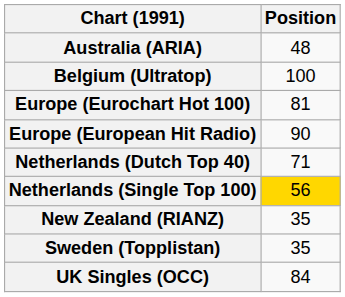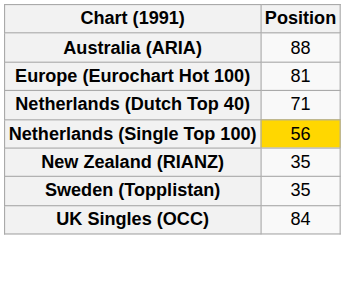(301, 47) 48 -> (301, 47) 88
- row: (133, 76)
- row: (133, 133)
